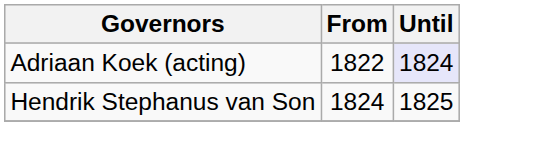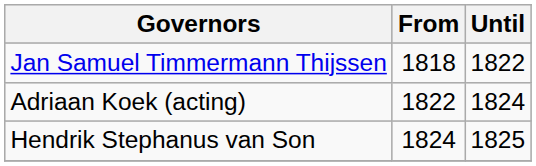+ row: (199, 62)
(426, 62) lavender background -> (498, 101) no background
